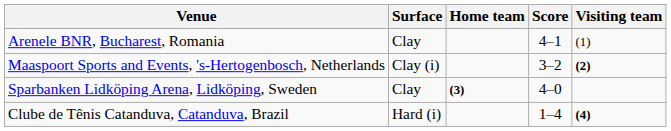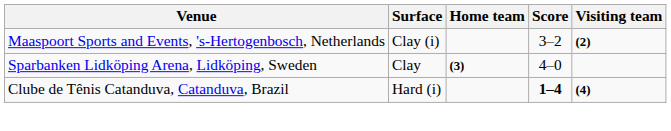- row: (116, 41)
(550, 114) normal -> (550, 89) bold
